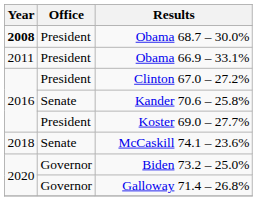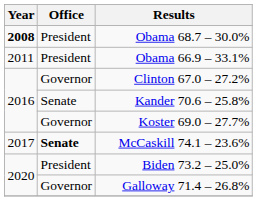(66, 79) President -> (66, 79) Governor
(66, 121) President -> (66, 121) Governor
(21, 143) 2018 -> (21, 143) 2017
(59, 143) normal -> (60, 143) bold
(66, 164) Governor -> (66, 164) President
